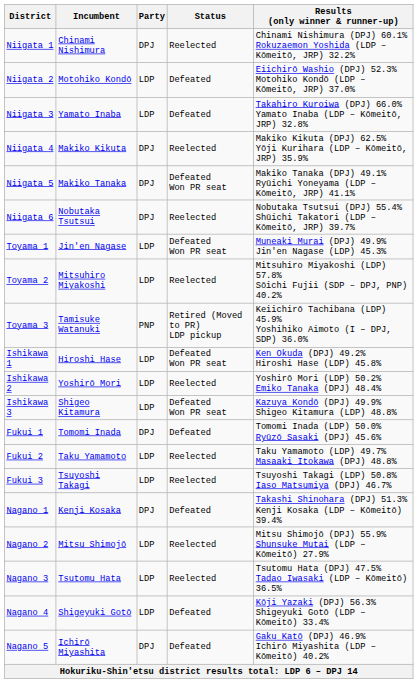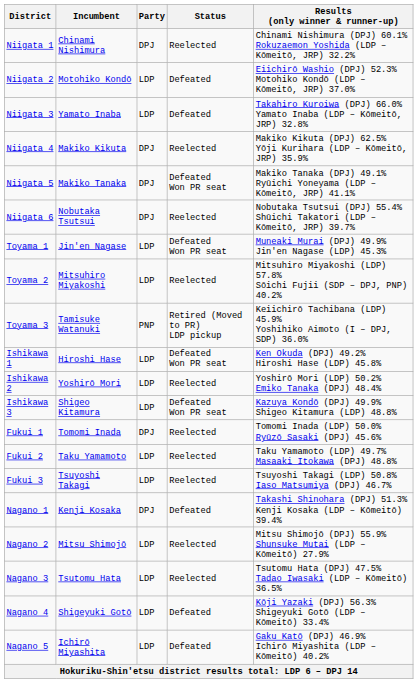(190, 432) Defeated -> (193, 432) Reelected
(147, 647) DPJ -> (147, 647) LDP
